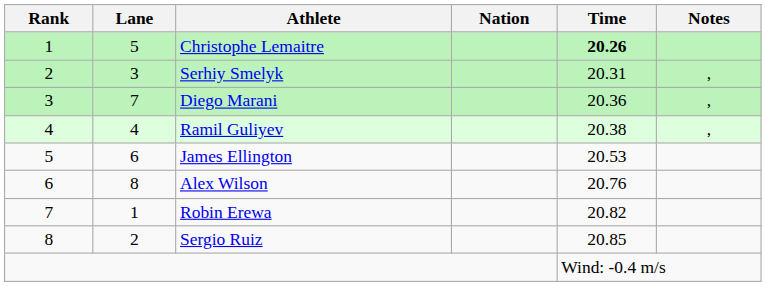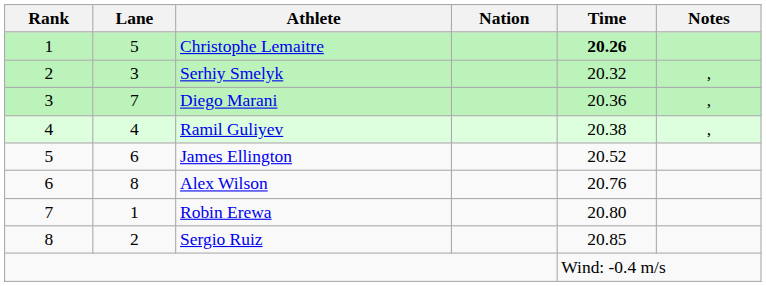(607, 73) 20.31 -> (607, 73) 20.32
(607, 156) 20.53 -> (607, 156) 20.52
(607, 211) 20.82 -> (607, 211) 20.80
